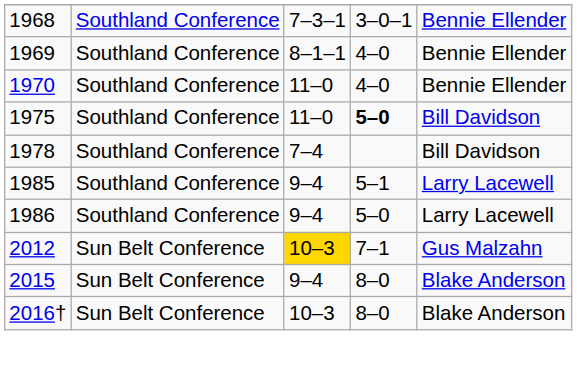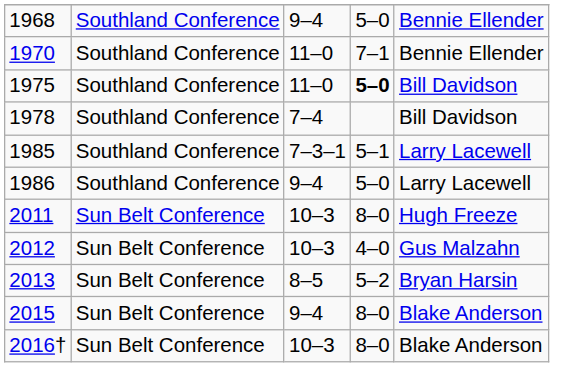(317, 20) 7–3–1 -> (306, 20) 9–4
(384, 20) 3–0–1 -> (373, 20) 5–0
- row: (32, 53)
(373, 85) 4–0 -> (373, 53) 7–1
(306, 183) 9–4 -> (317, 150) 7–3–1
+ row: (31, 215)
(312, 248) gold background -> (312, 248) no background
(373, 248) 7–1 -> (373, 248) 4–0
+ row: (32, 280)
